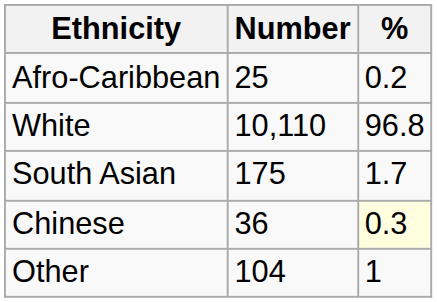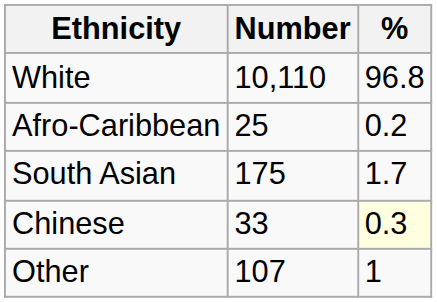rows swapped: (51, 126) <-> (116, 77)
(252, 223) 36 -> (252, 223) 33
(260, 272) 104 -> (260, 272) 107
